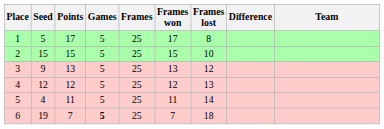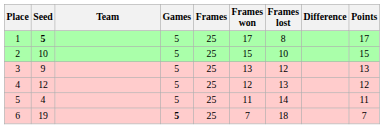columns swapped: (327, 17) <-> (70, 17)
(43, 38) normal -> (43, 38) bold
(43, 54) 15 -> (43, 54) 10
